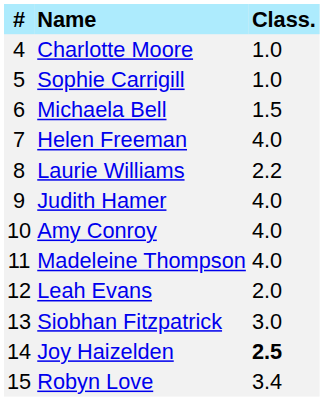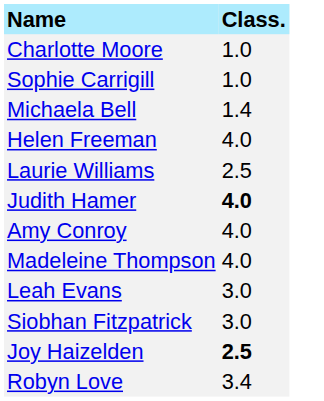- column: (19, 19)
(267, 110) 1.5 -> (237, 110) 1.4
(267, 170) 2.2 -> (237, 170) 2.5
(267, 200) normal -> (237, 200) bold
(267, 291) 2.0 -> (237, 291) 3.0
